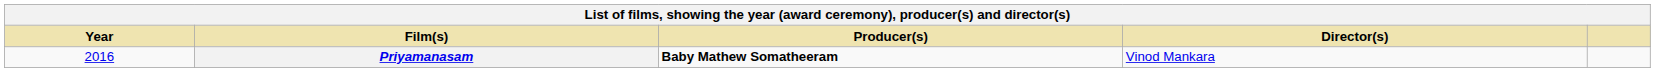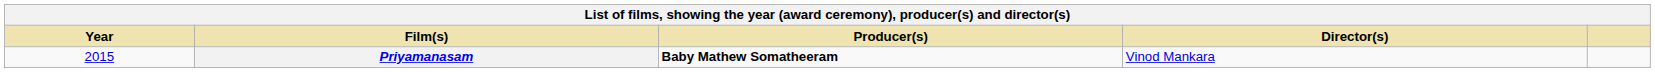(99, 57) 2016 -> (99, 57) 2015
